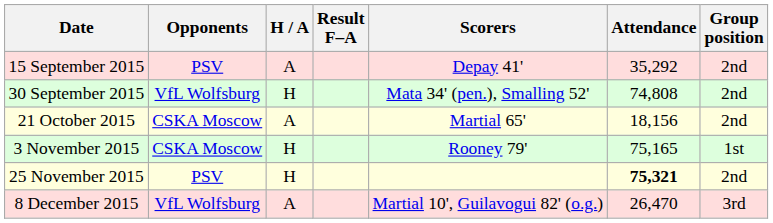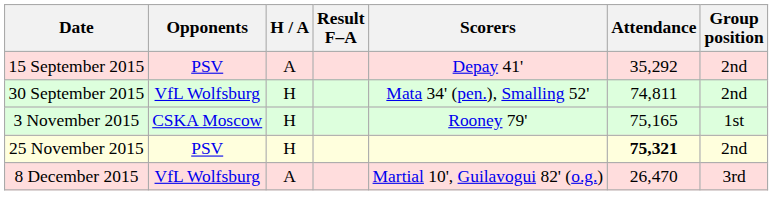(654, 93) 74,808 -> (654, 93) 74,811
- row: (76, 120)
